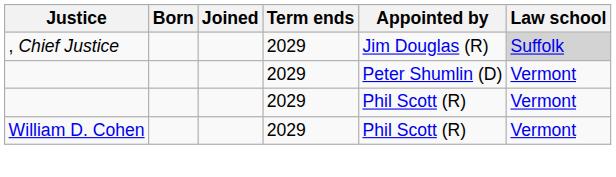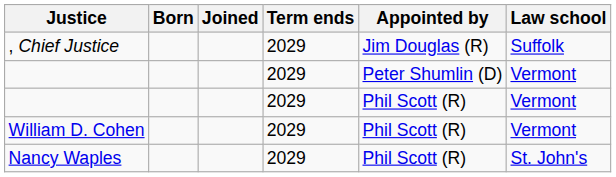(537, 46) lightgrey background -> (537, 46) no background
+ row: (65, 158)
